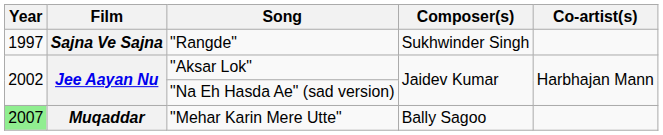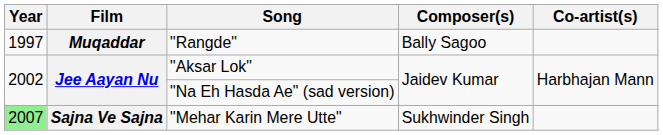(107, 42) Sajna Ve Sajna -> (107, 42) Muqaddar
(466, 42) Sukhwinder Singh -> (444, 42) Bally Sagoo
(107, 117) Muqaddar -> (107, 117) Sajna Ve Sajna
(444, 117) Bally Sagoo -> (466, 117) Sukhwinder Singh
